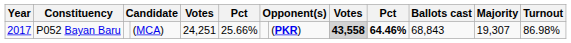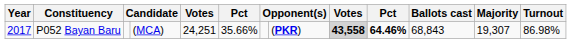(239, 30) 25.66% -> (239, 30) 35.66%
